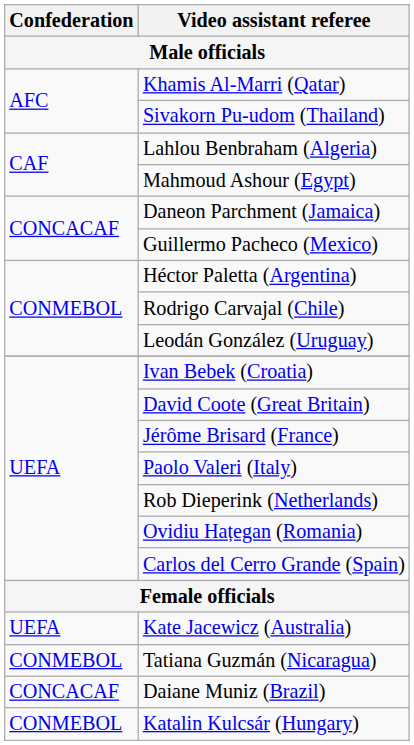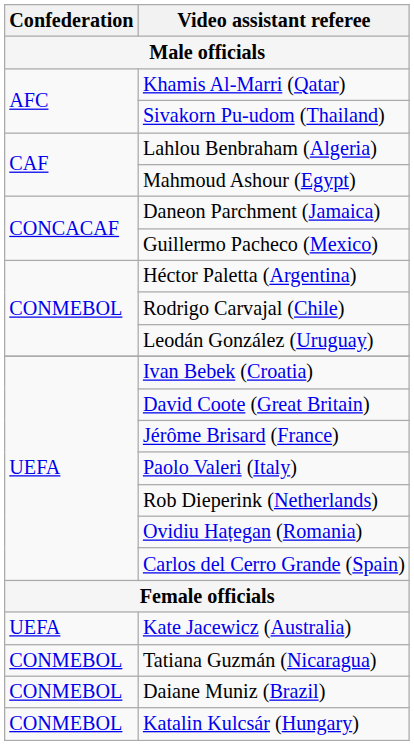(64, 691) CONCACAF -> (66, 691) CONMEBOL
